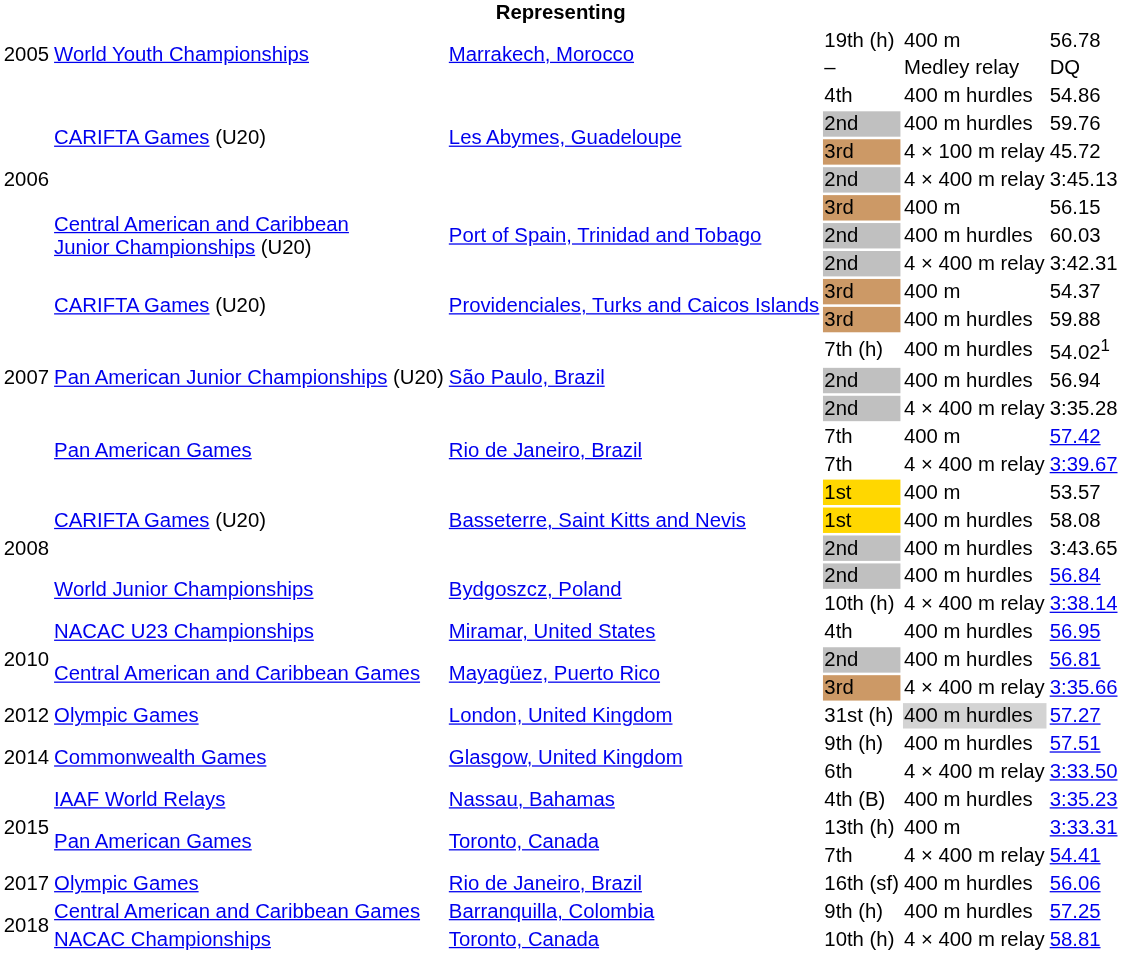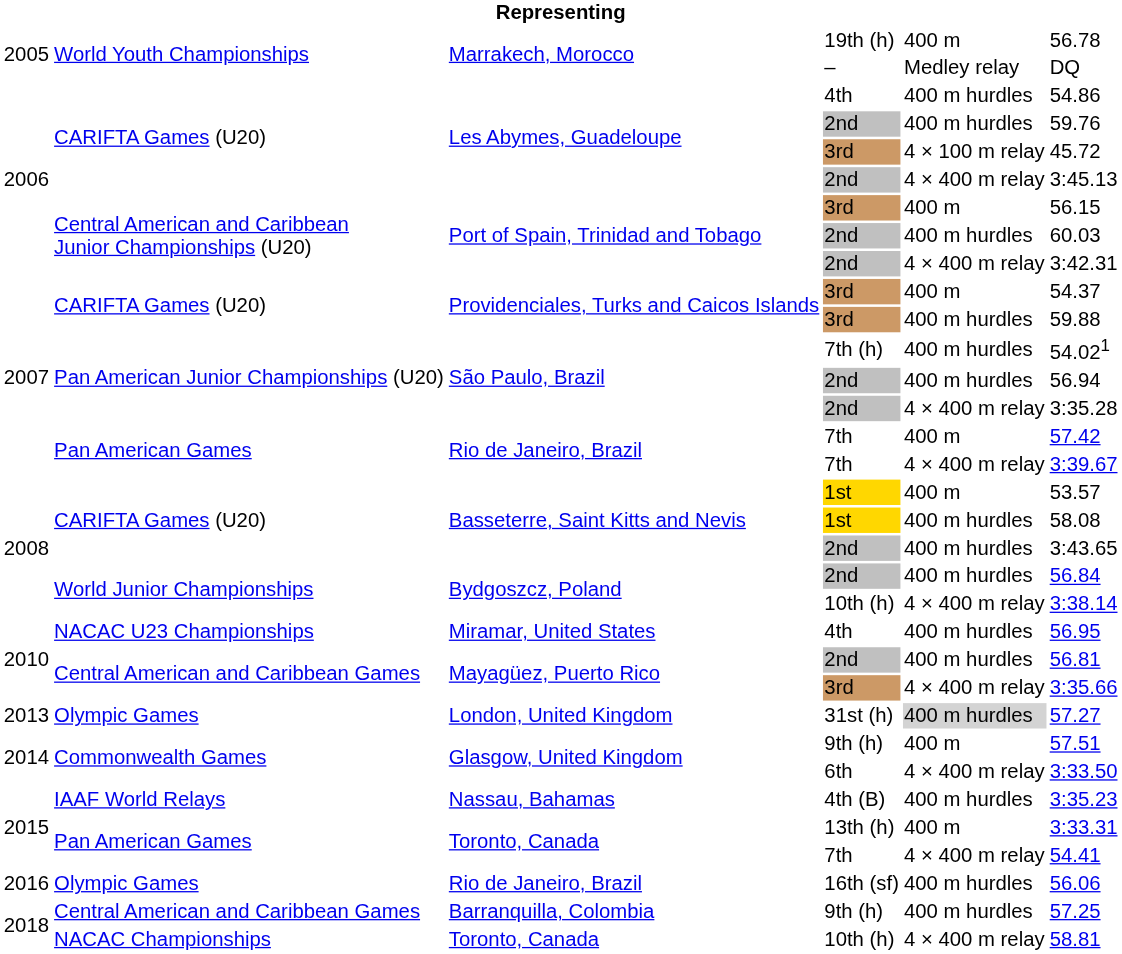(26, 716) 2012 -> (26, 716) 2013
(968, 744) 400 m hurdles -> (932, 744) 400 m
(26, 883) 2017 -> (26, 883) 2016
